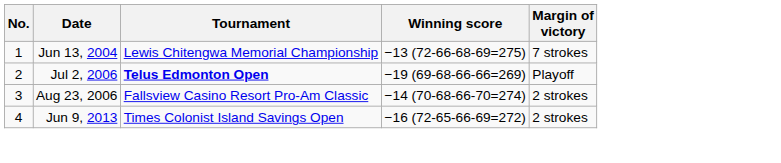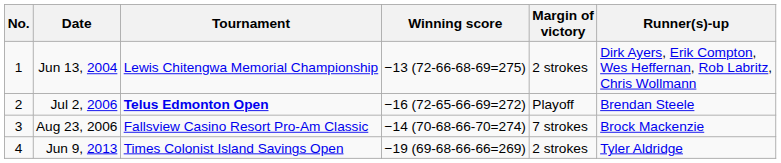+ column: (686, 23)
(560, 52) 7 strokes -> (560, 68) 2 strokes
(455, 74) −19 (69-68-66-66=269) -> (455, 105) −16 (72-65-66-69=272)
(560, 96) 2 strokes -> (560, 126) 7 strokes
(455, 117) −16 (72-65-66-69=272) -> (455, 148) −19 (69-68-66-66=269)
